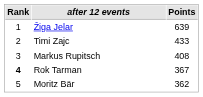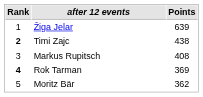(18, 41) normal -> (18, 41) bold
(182, 41) 433 -> (182, 41) 438
(182, 70) 367 -> (182, 70) 369
